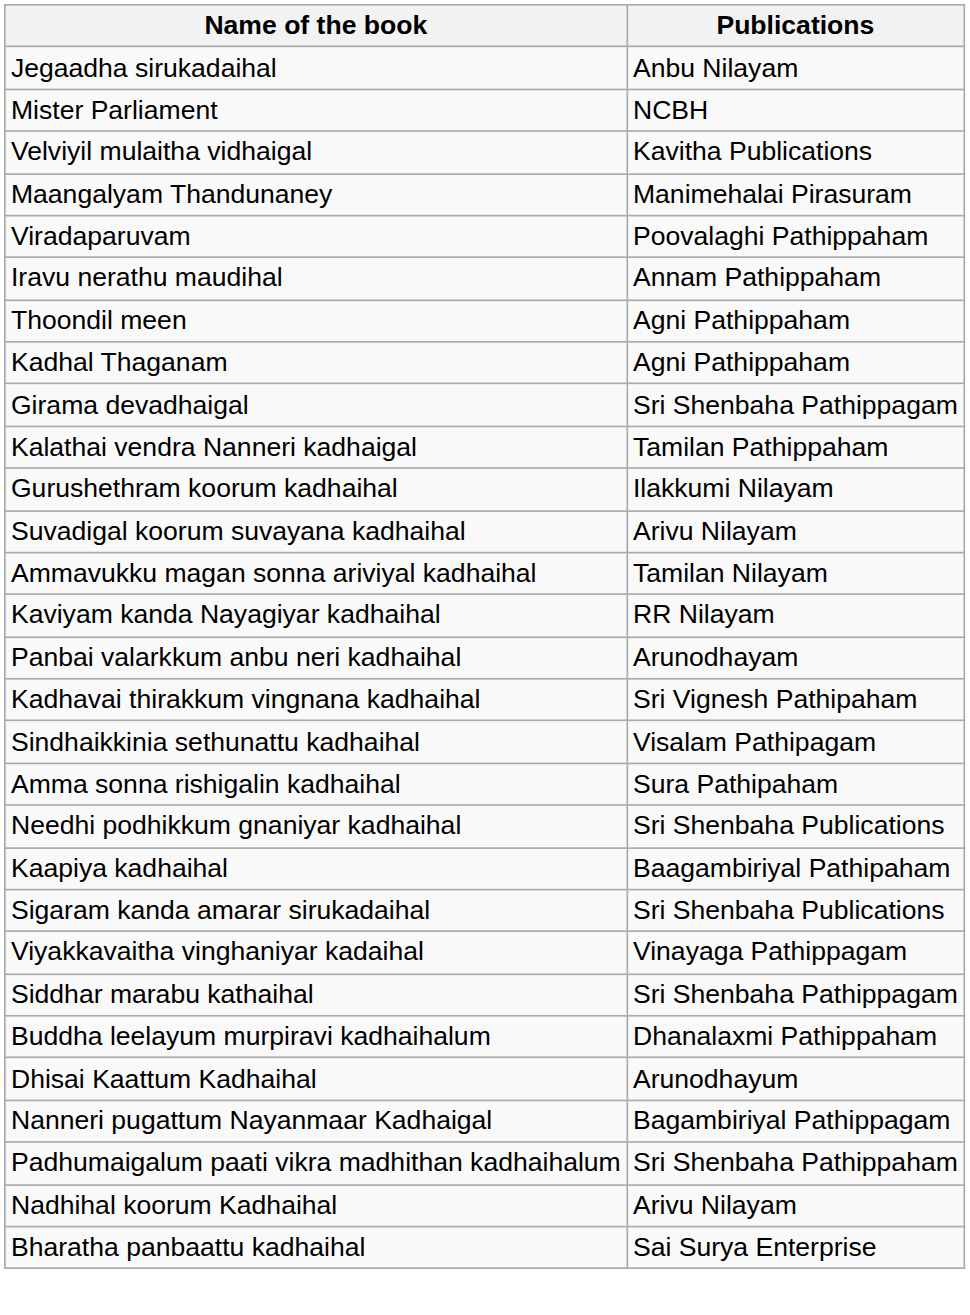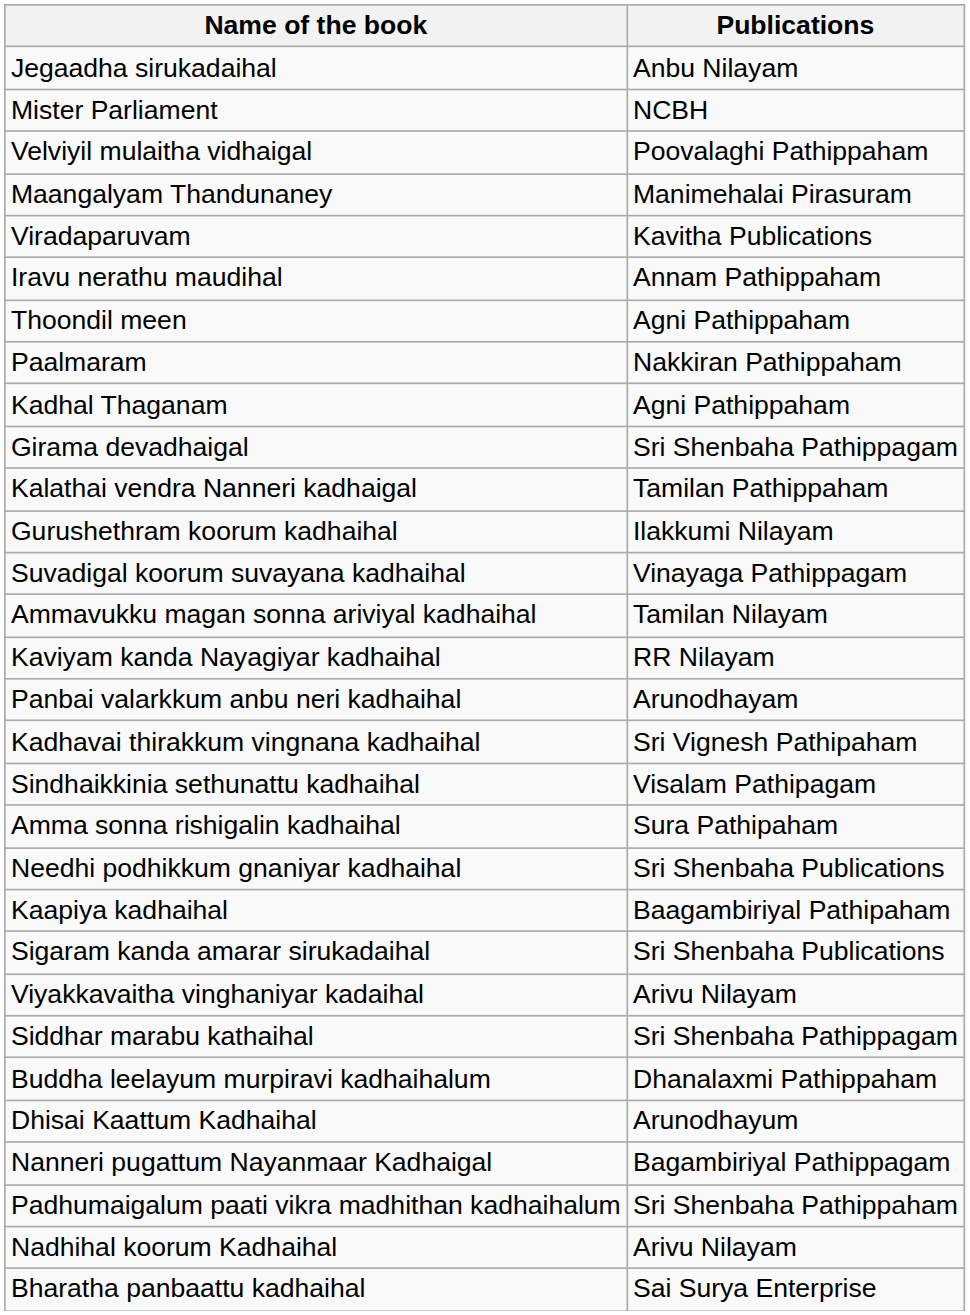(753, 151) Kavitha Publications -> (781, 151) Poovalaghi Pathippaham
(781, 236) Poovalaghi Pathippaham -> (753, 236) Kavitha Publications
+ row: (79, 362)
(715, 531) Arivu Nilayam -> (770, 573) Vinayaga Pathippagam
(770, 952) Vinayaga Pathippagam -> (715, 994) Arivu Nilayam
